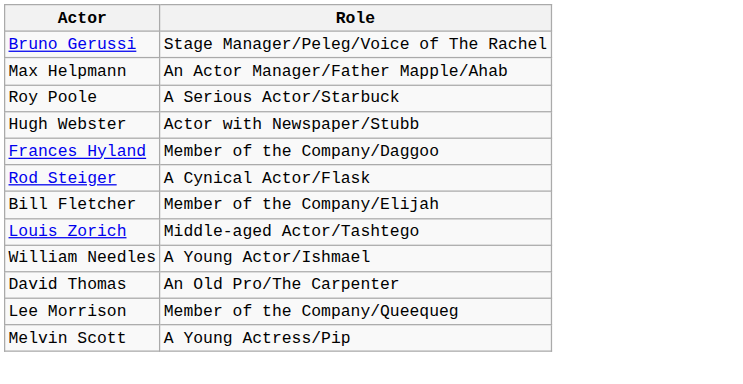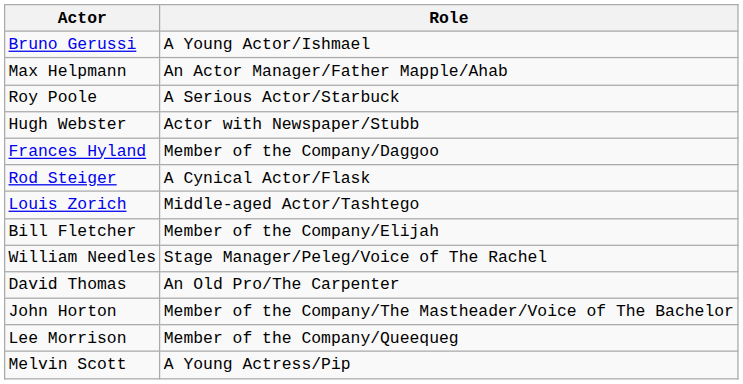(355, 45) Stage Manager/Peleg/Voice of The Rachel -> (267, 45) A Young Actor/Ishmael
rows swapped: (72, 205) <-> (68, 232)
(267, 258) A Young Actor/Ishmael -> (355, 258) Stage Manager/Peleg/Voice of The Rachel
+ row: (63, 312)
